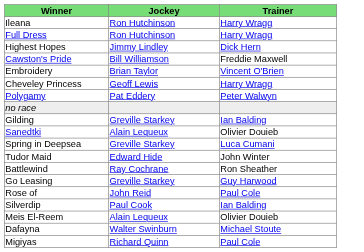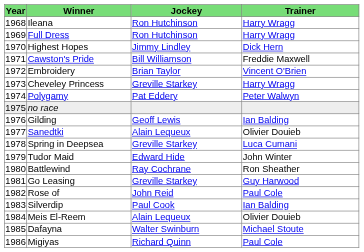+ column: (16, 10)
(134, 83) Geoff Lewis -> (165, 83) Greville Starkey
(142, 120) Greville Starkey -> (156, 120) Geoff Lewis
